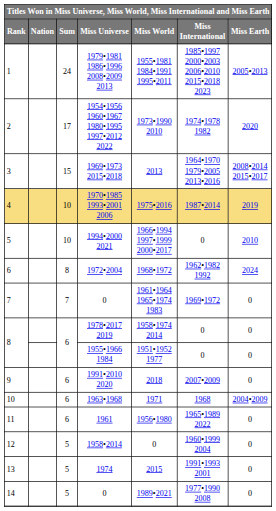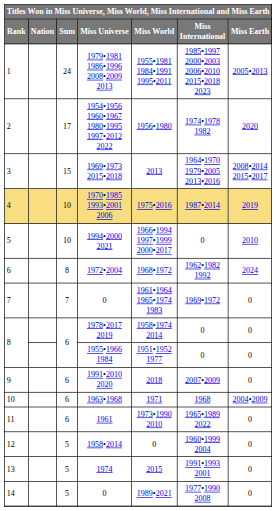(154, 126) 1973•1990 2010 -> (154, 126) 1956•1980
(154, 419) 1956•1980 -> (154, 419) 1973•1990 2010
